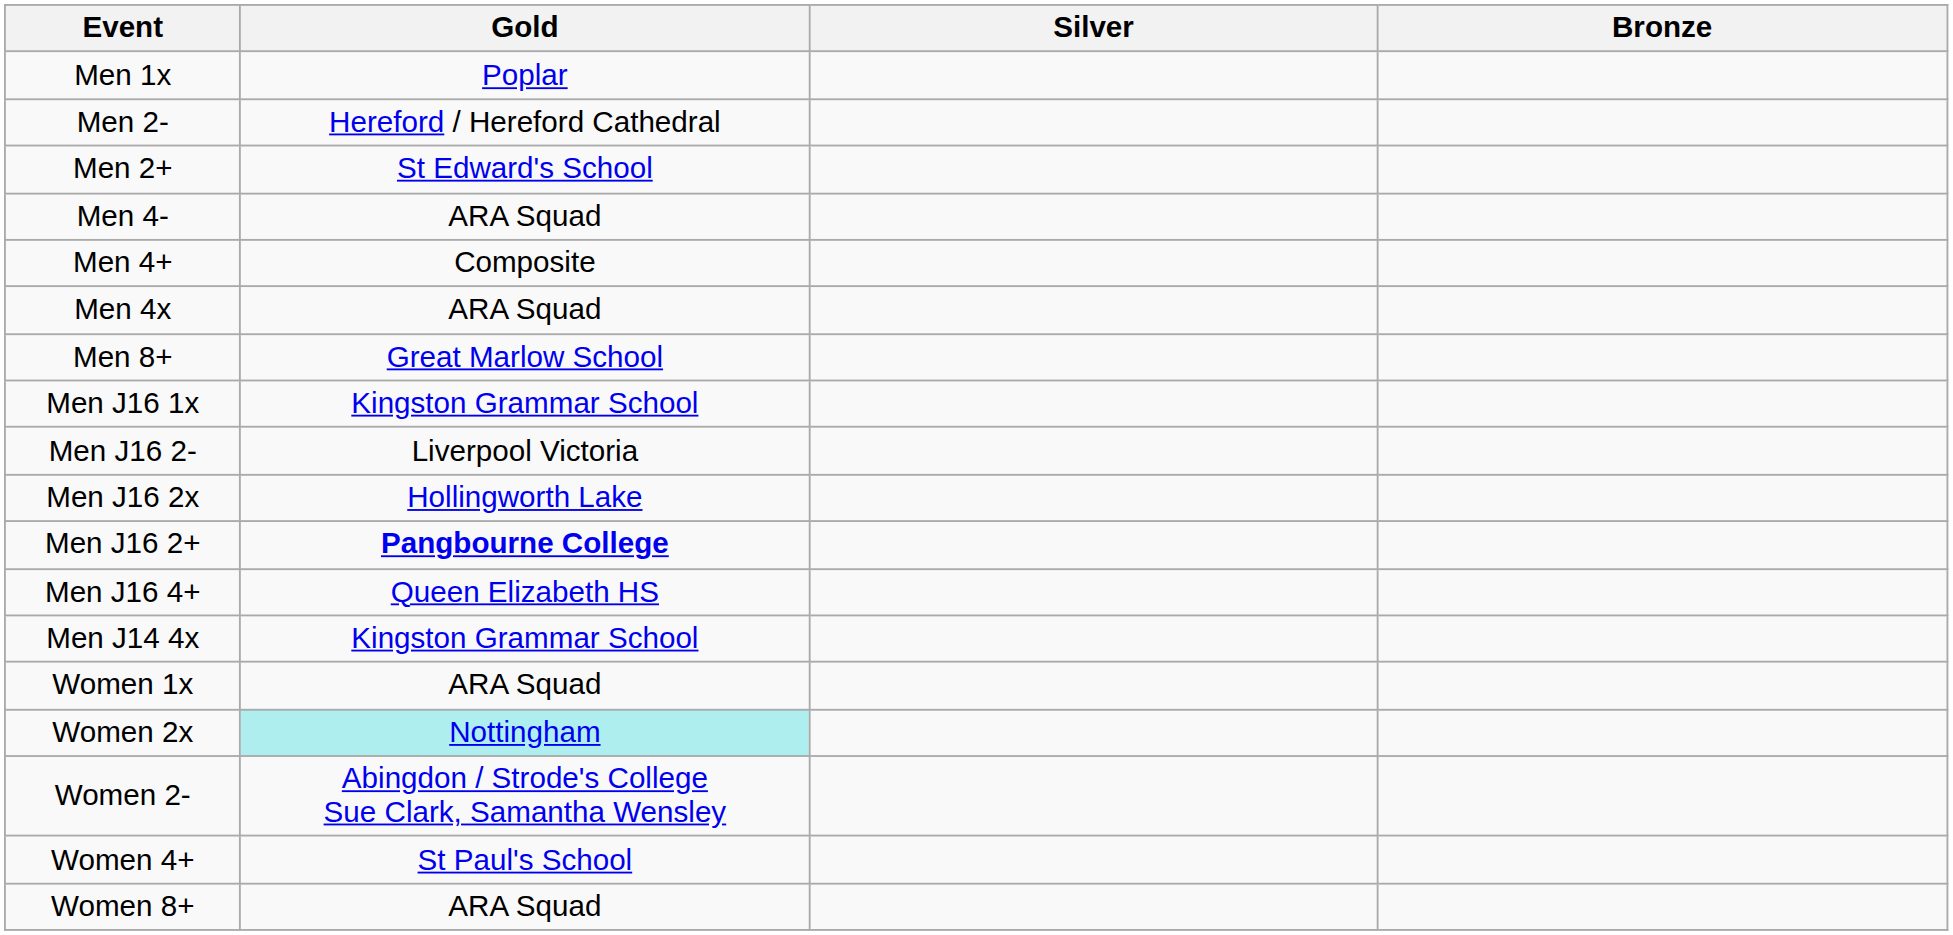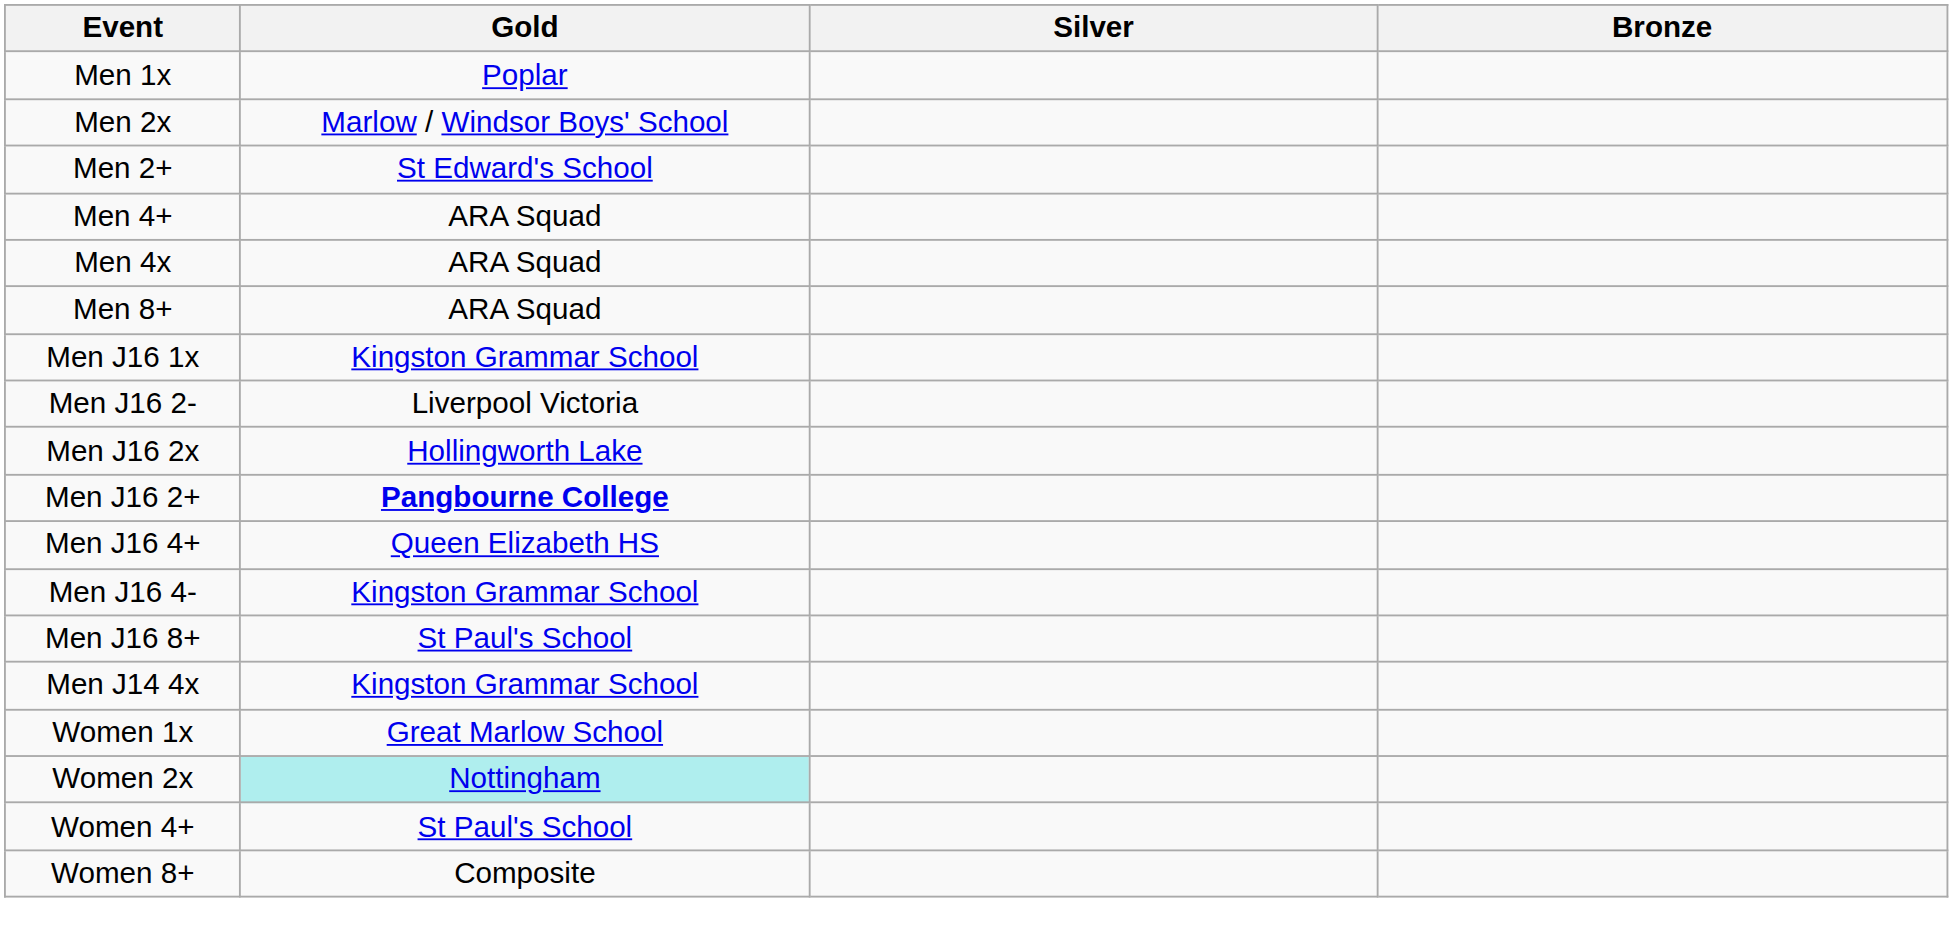- row: (123, 121)
+ row: (123, 121)
- row: (123, 215)
(525, 262) Composite -> (525, 215) ARA Squad
(525, 356) Great Marlow School -> (525, 309) ARA Squad
+ row: (123, 591)
+ row: (123, 638)
(525, 685) ARA Squad -> (525, 732) Great Marlow School
- row: (123, 795)
(525, 906) ARA Squad -> (525, 872) Composite
